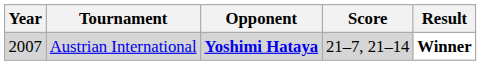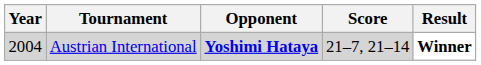(25, 46) 2007 -> (25, 46) 2004
